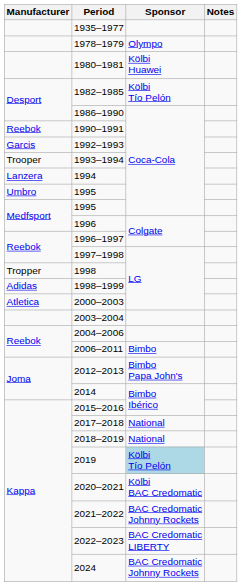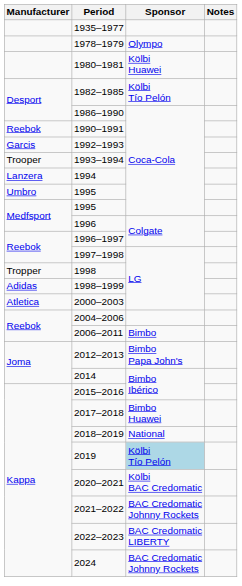- row: (38, 318)
(146, 423) National -> (145, 413) Bimbo Huawei
